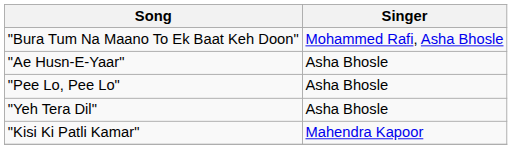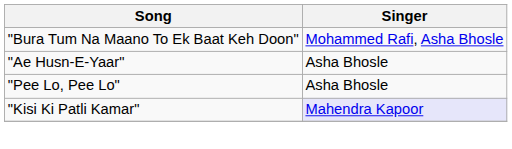- row: (52, 109)
(364, 132) no background -> (364, 109) lavender background
